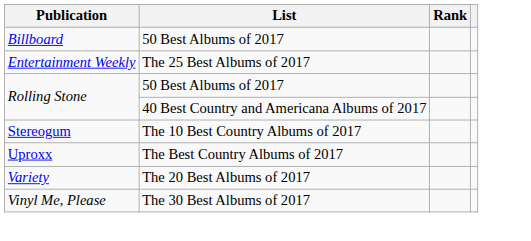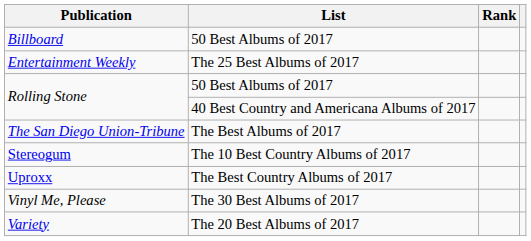+ row: (96, 131)
rows swapped: (28, 177) <-> (57, 200)
